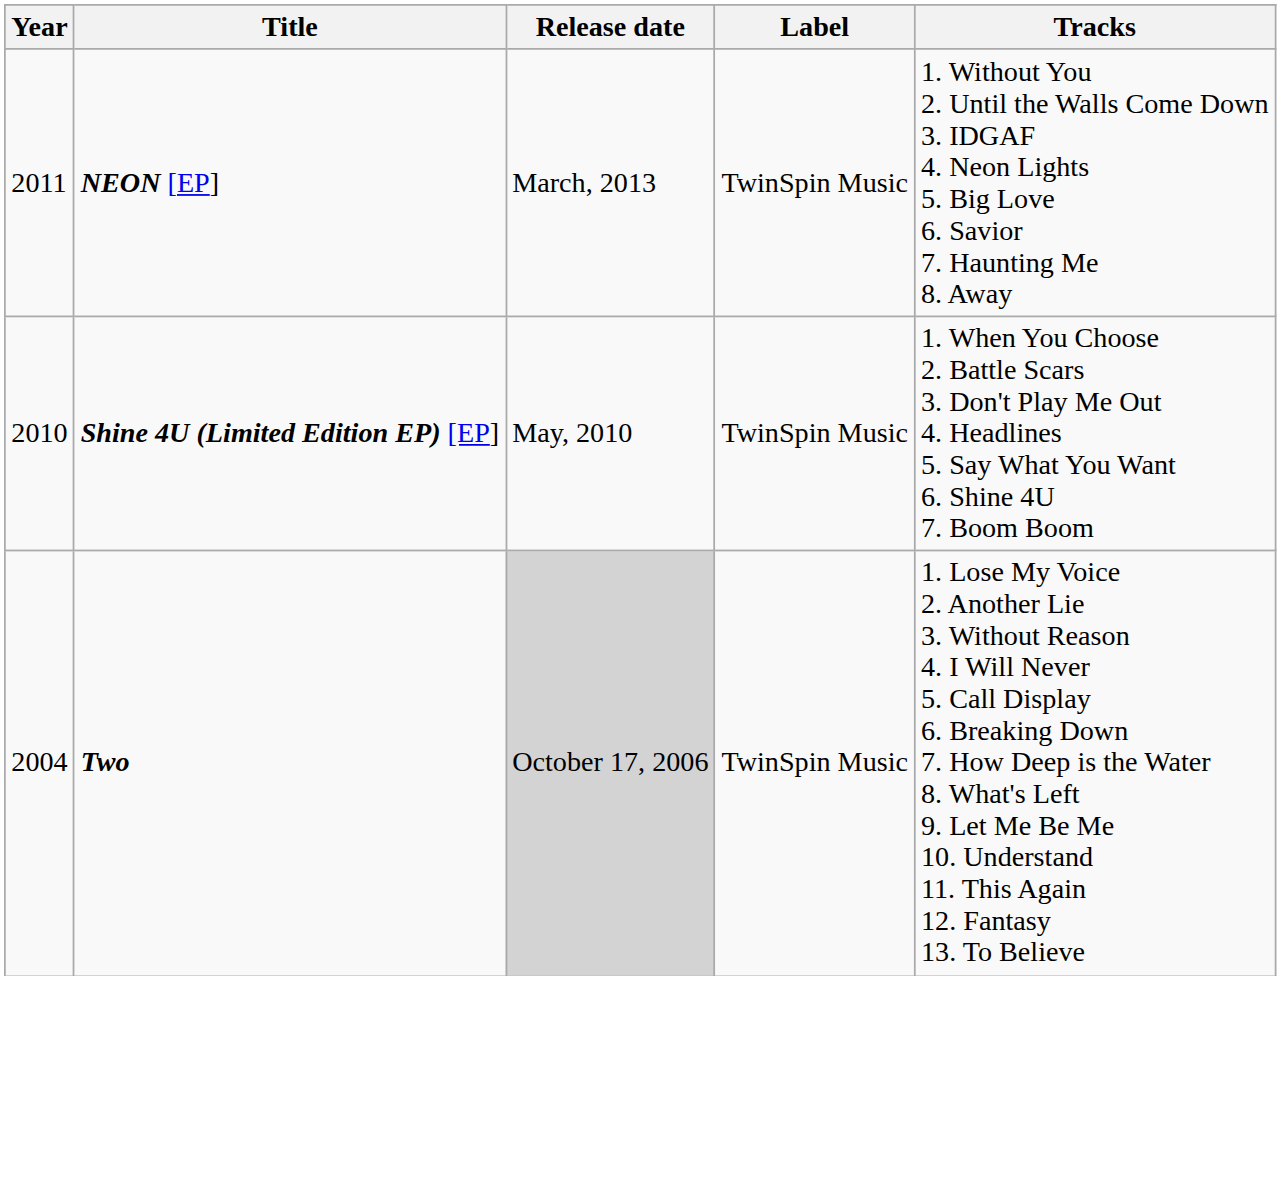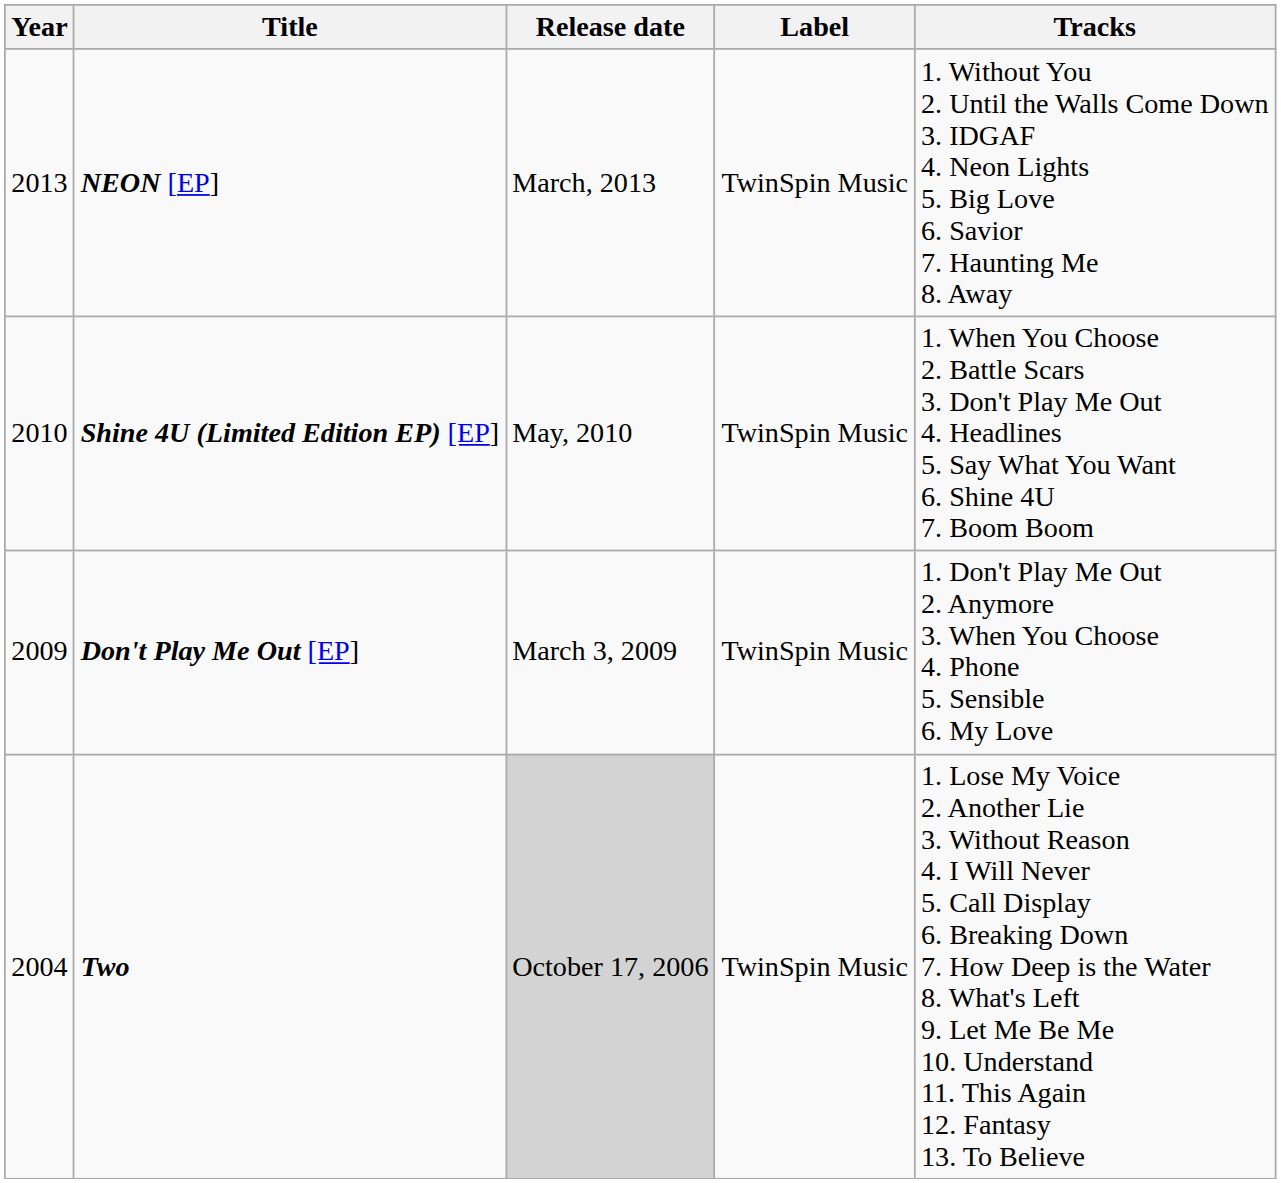(39, 182) 2011 -> (40, 182) 2013
+ row: (220, 651)
